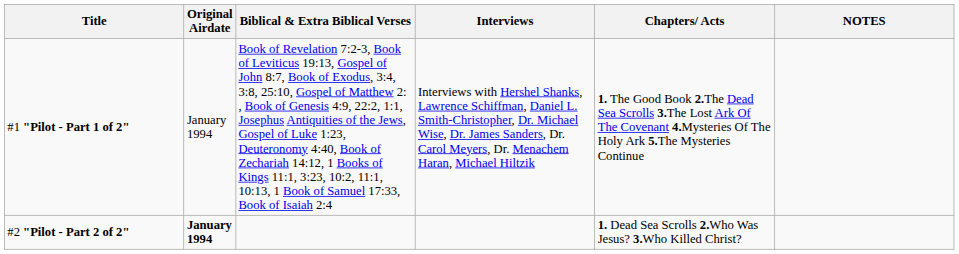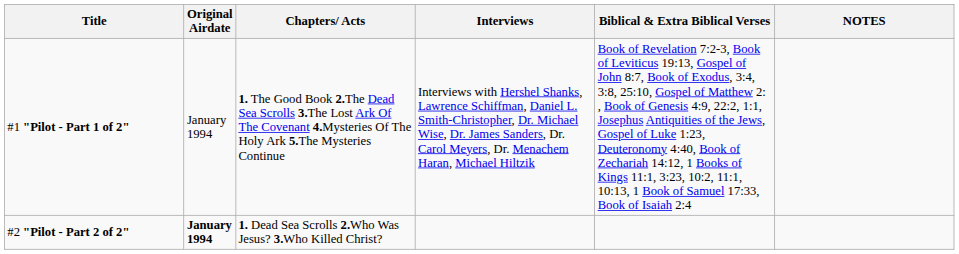columns swapped: (685, 21) <-> (325, 21)
